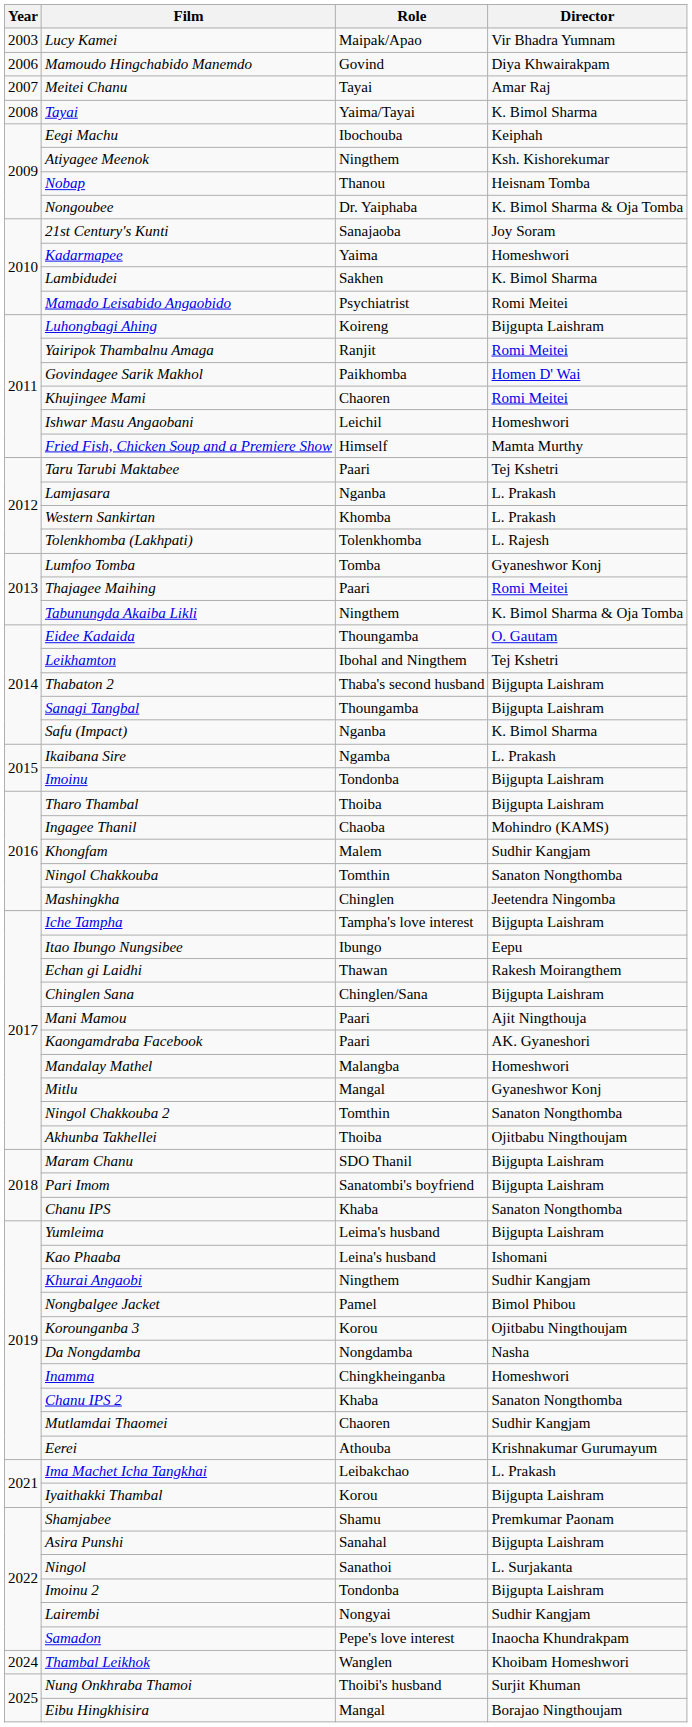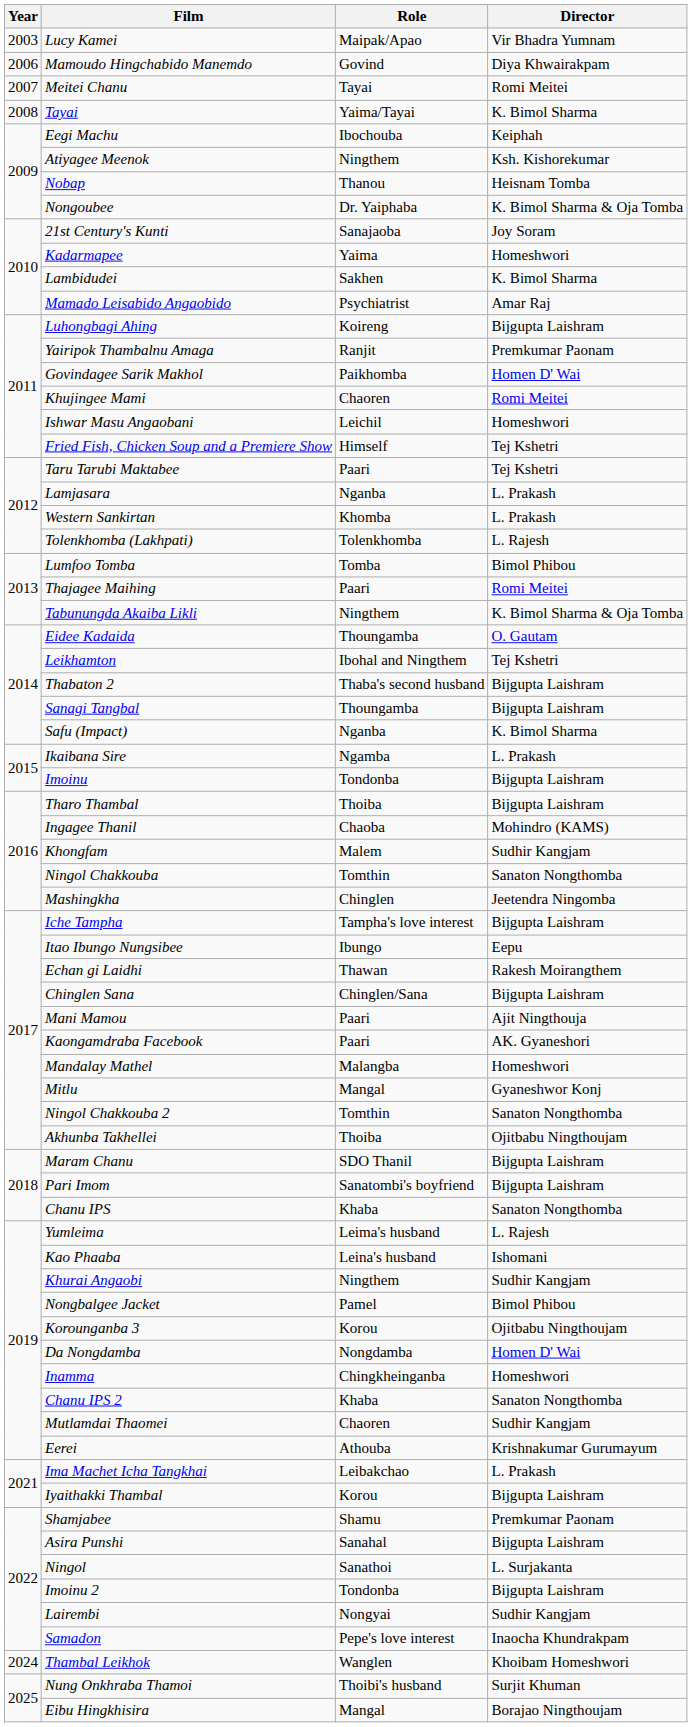(521, 87) Amar Raj -> (530, 87) Romi Meitei
(530, 302) Romi Meitei -> (521, 302) Amar Raj
(530, 350) Romi Meitei -> (553, 350) Premkumar Paonam
(537, 445) Mamta Murthy -> (525, 445) Tej Kshetri
(546, 565) Gyaneshwor Konj -> (533, 565) Bimol Phibou
(548, 1232) Bijgupta Laishram -> (520, 1232) L. Rajesh
(510, 1352) Nasha -> (536, 1352) Homen D' Wai
